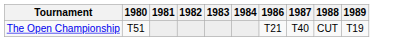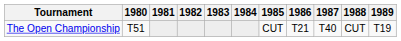+ column: (273, 13)
